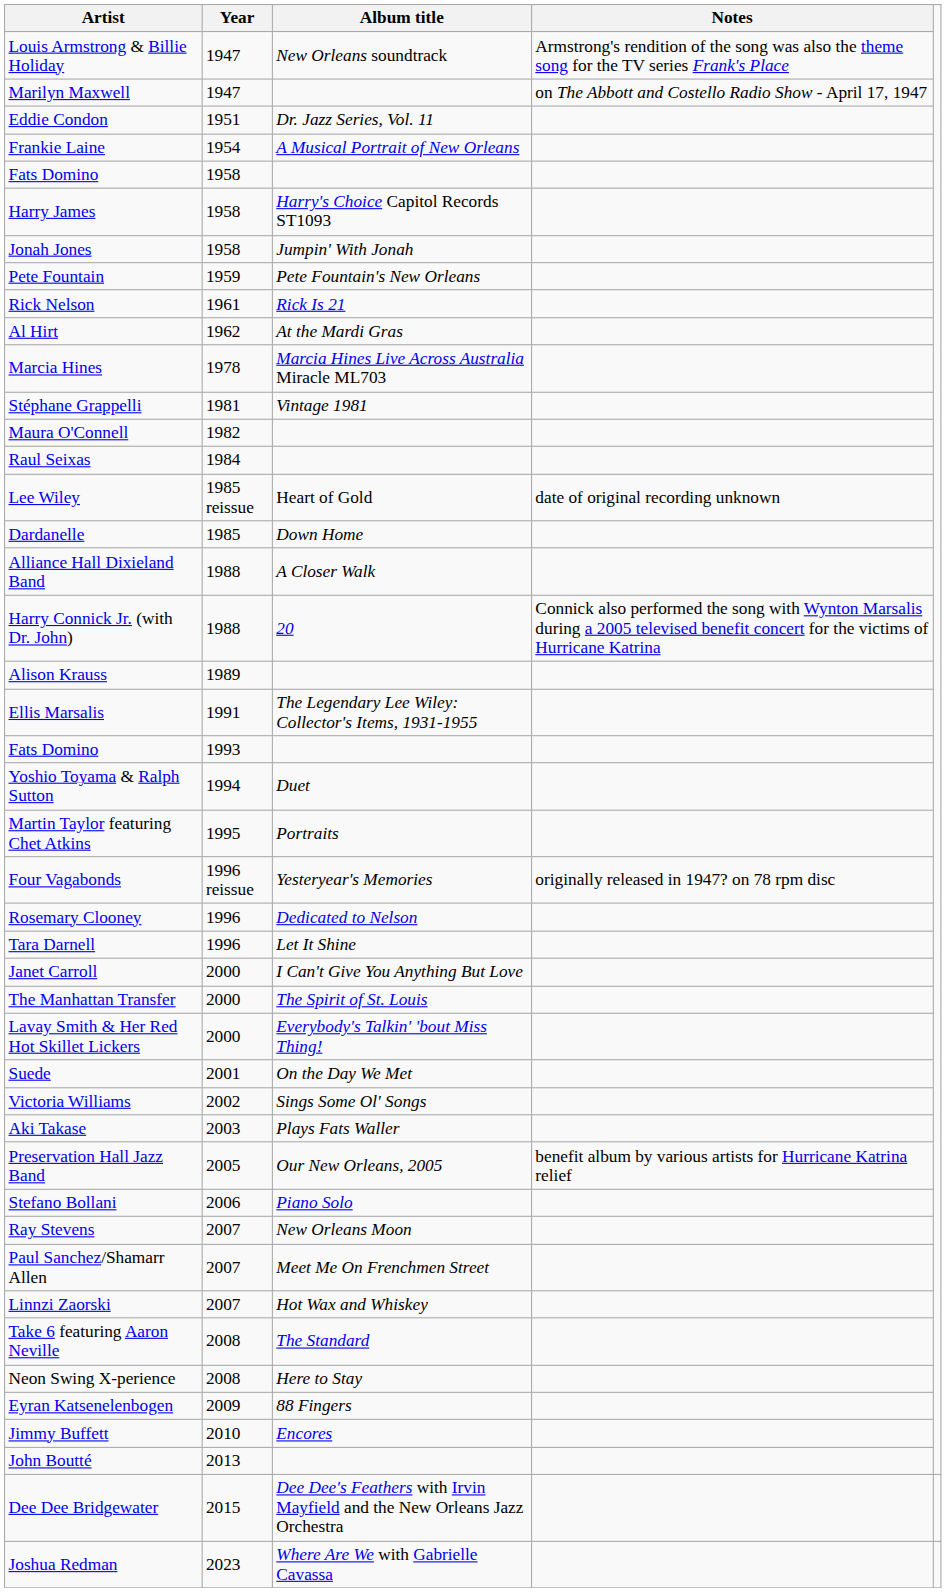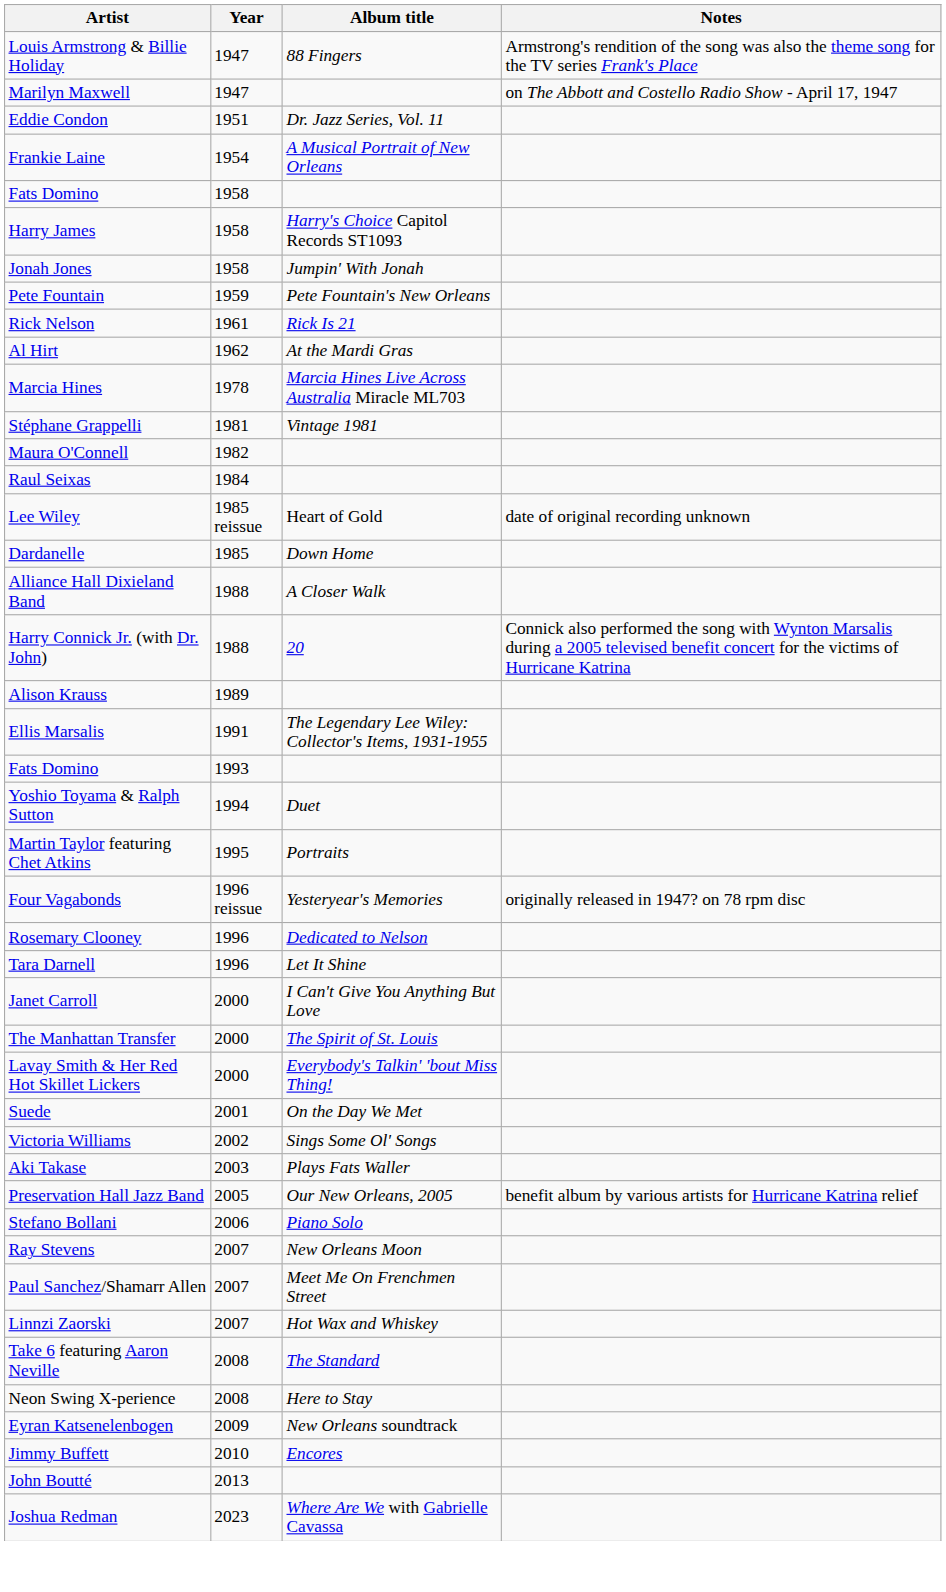(362, 55) New Orleans soundtrack -> (324, 55) 88 Fingers
(314, 1406) 88 Fingers -> (372, 1425) New Orleans soundtrack
- row: (83, 1507)
